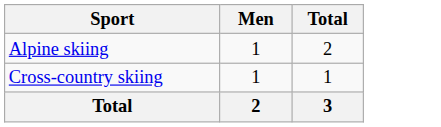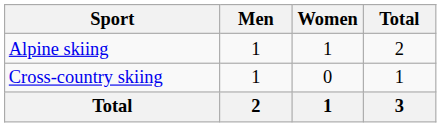+ column: (328, 19)
